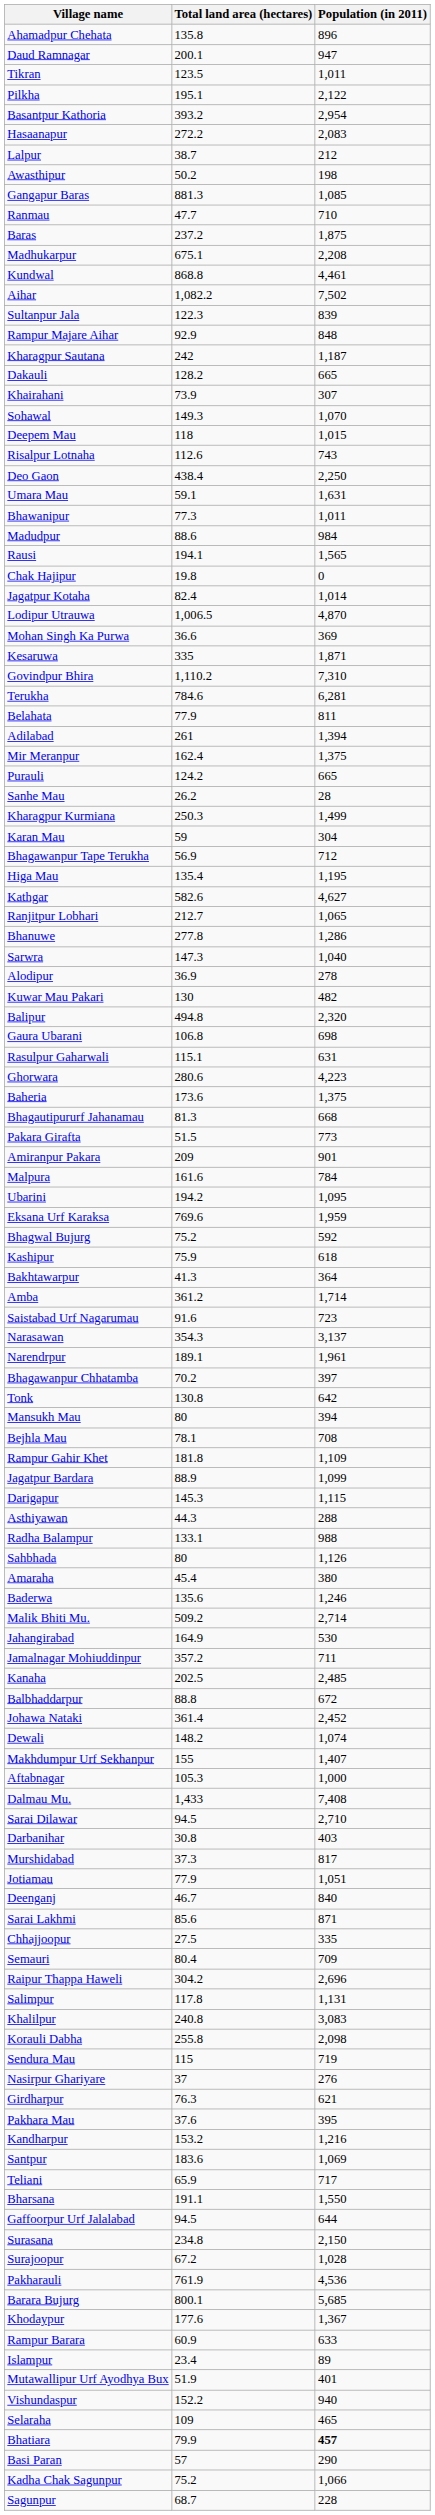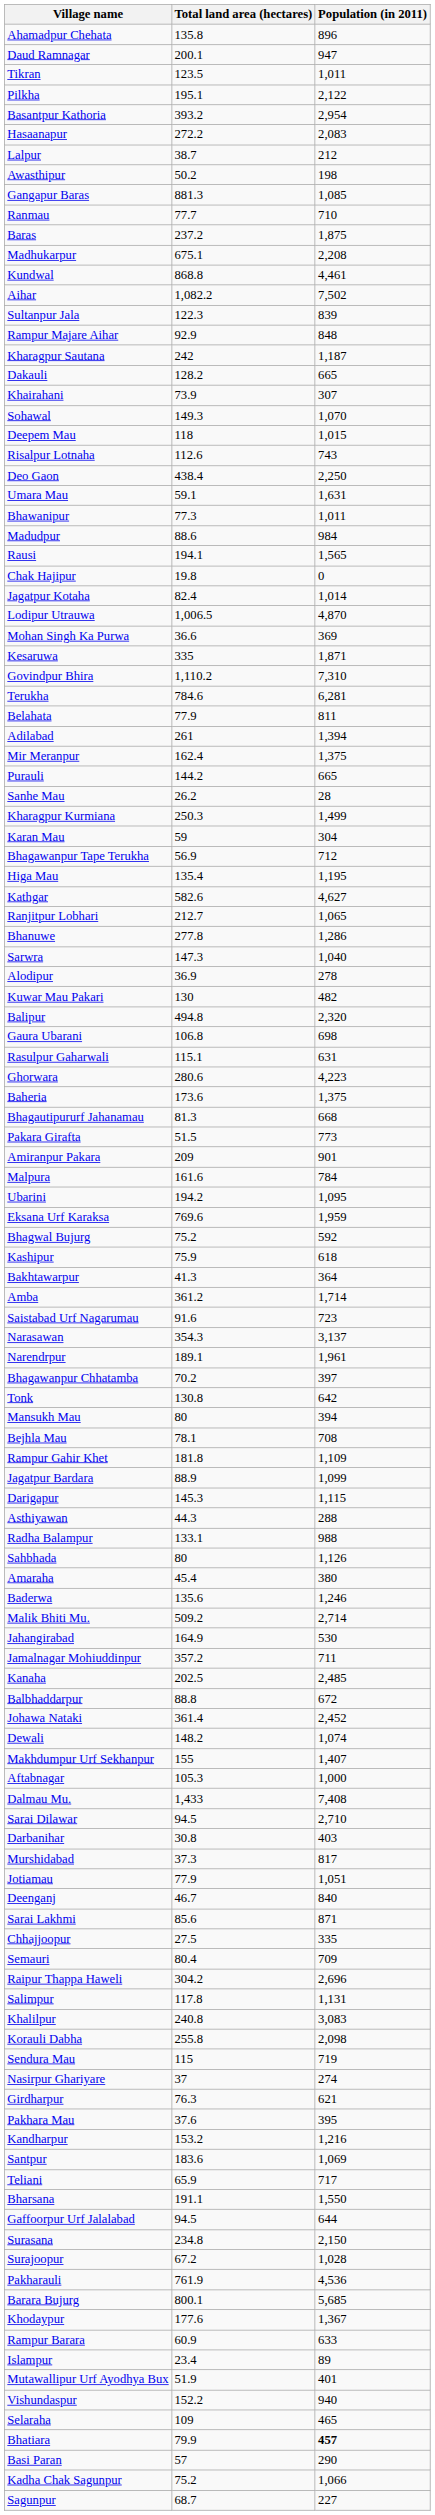(186, 214) 47.7 -> (186, 214) 77.7
(189, 776) 124.2 -> (189, 776) 144.2
(328, 2079) 276 -> (328, 2079) 274
(328, 2500) 228 -> (328, 2500) 227
